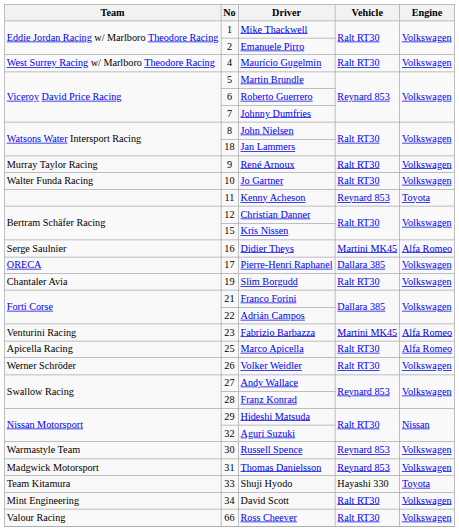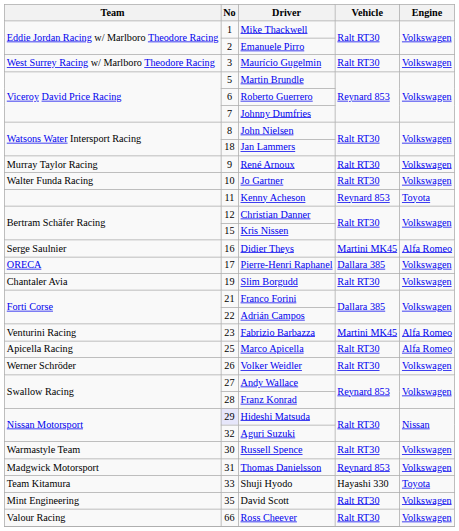(229, 62) 4 -> (229, 62) 3
(229, 416) no background -> (229, 416) lavender background
(364, 450) Reynard 853 -> (358, 450) Ralt RT30
(229, 500) 34 -> (229, 500) 35
